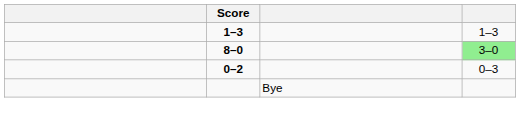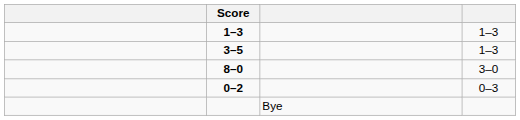+ row: (233, 50)
(489, 50) lightgreen background -> (489, 69) no background
